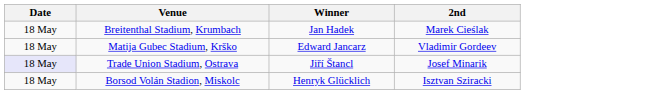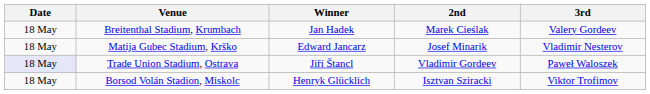+ column: (583, 13)
(457, 47) Vladimir Gordeev -> (457, 47) Josef Minarik
(457, 64) Josef Minarik -> (457, 64) Vladimir Gordeev
